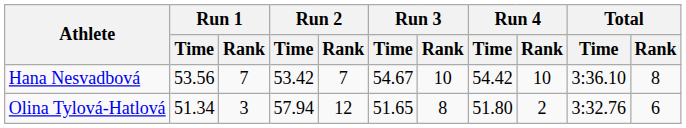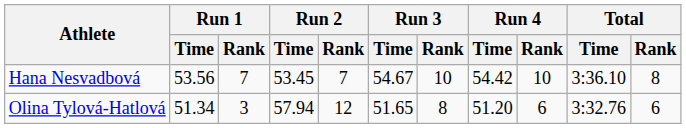(294, 79) 53.42 -> (294, 79) 53.45
(492, 108) 51.80 -> (492, 108) 51.20
(542, 108) 2 -> (542, 108) 6
